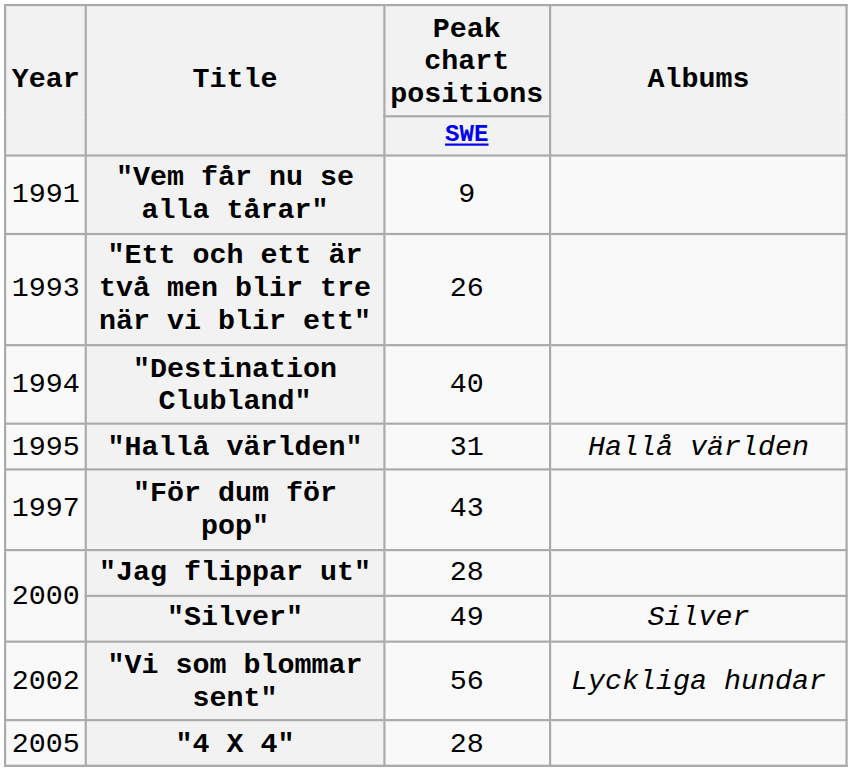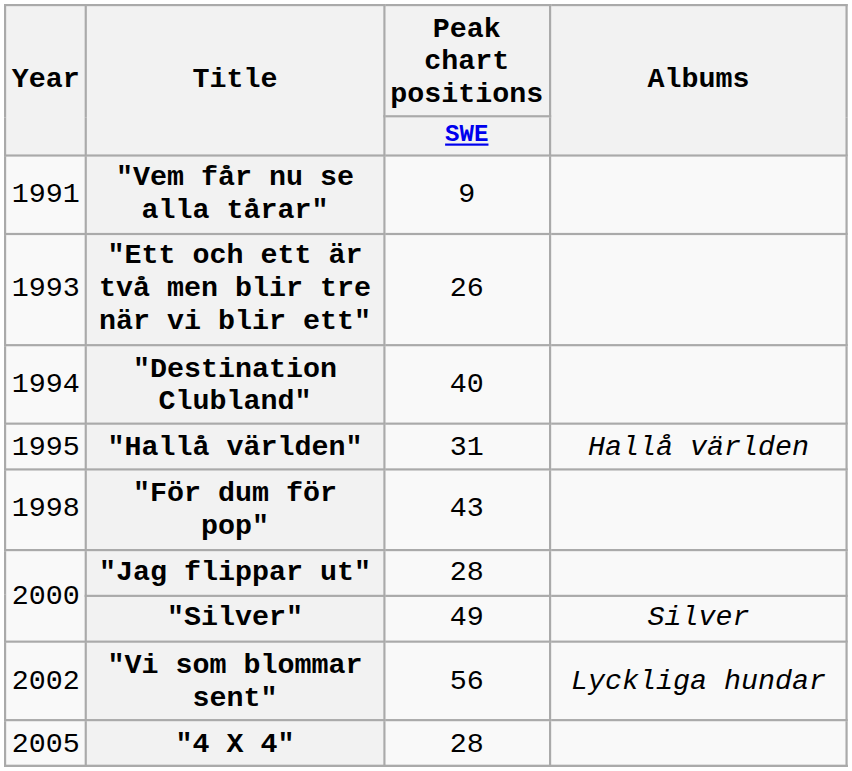(46, 510) 1997 -> (46, 510) 1998
